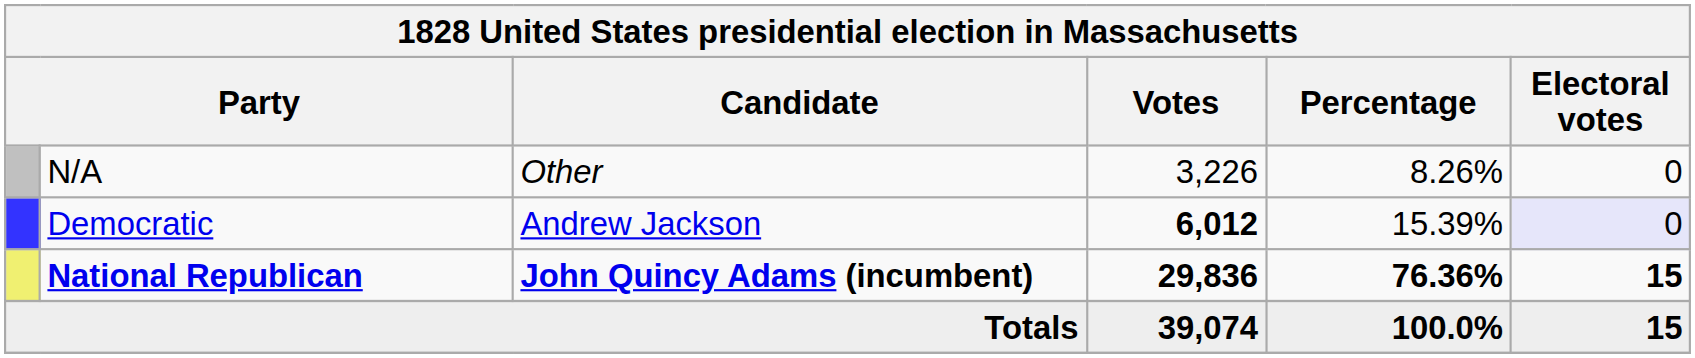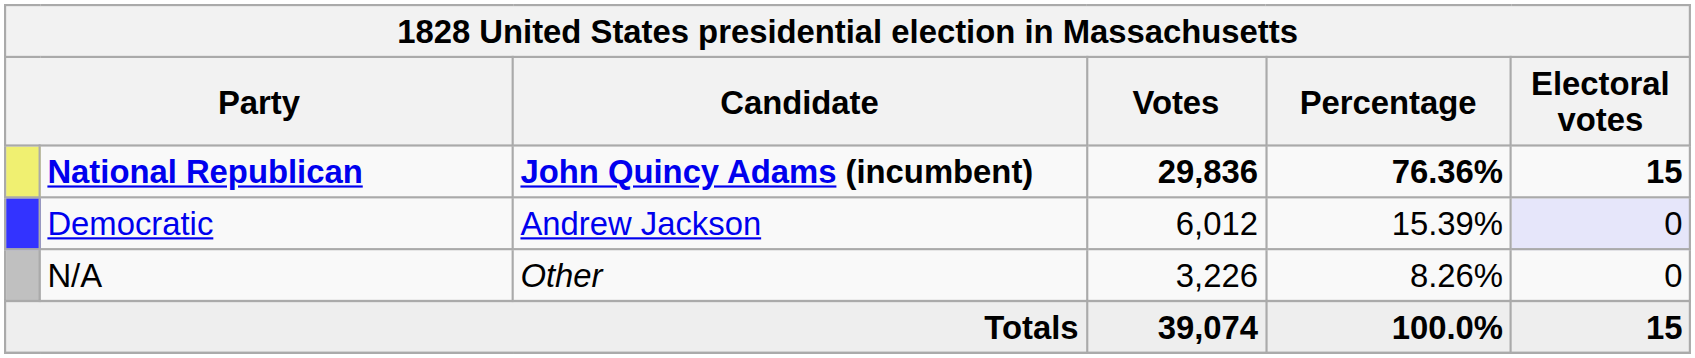rows swapped: (205, 276) <-> (75, 172)
(1217, 224) bold -> (1217, 224) normal
